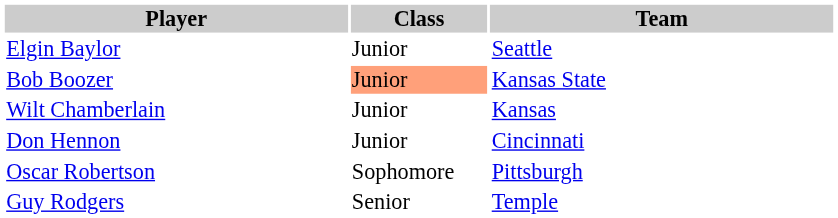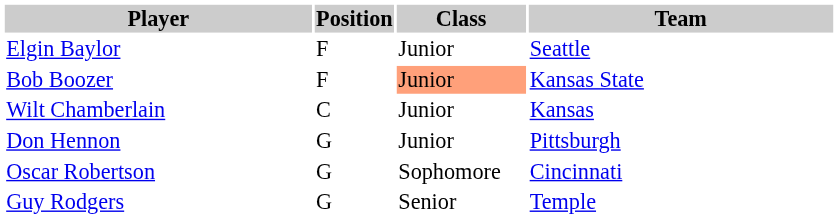+ column: (354, 18)
(538, 140) Cincinnati -> (575, 140) Pittsburgh
(537, 171) Pittsburgh -> (576, 171) Cincinnati
